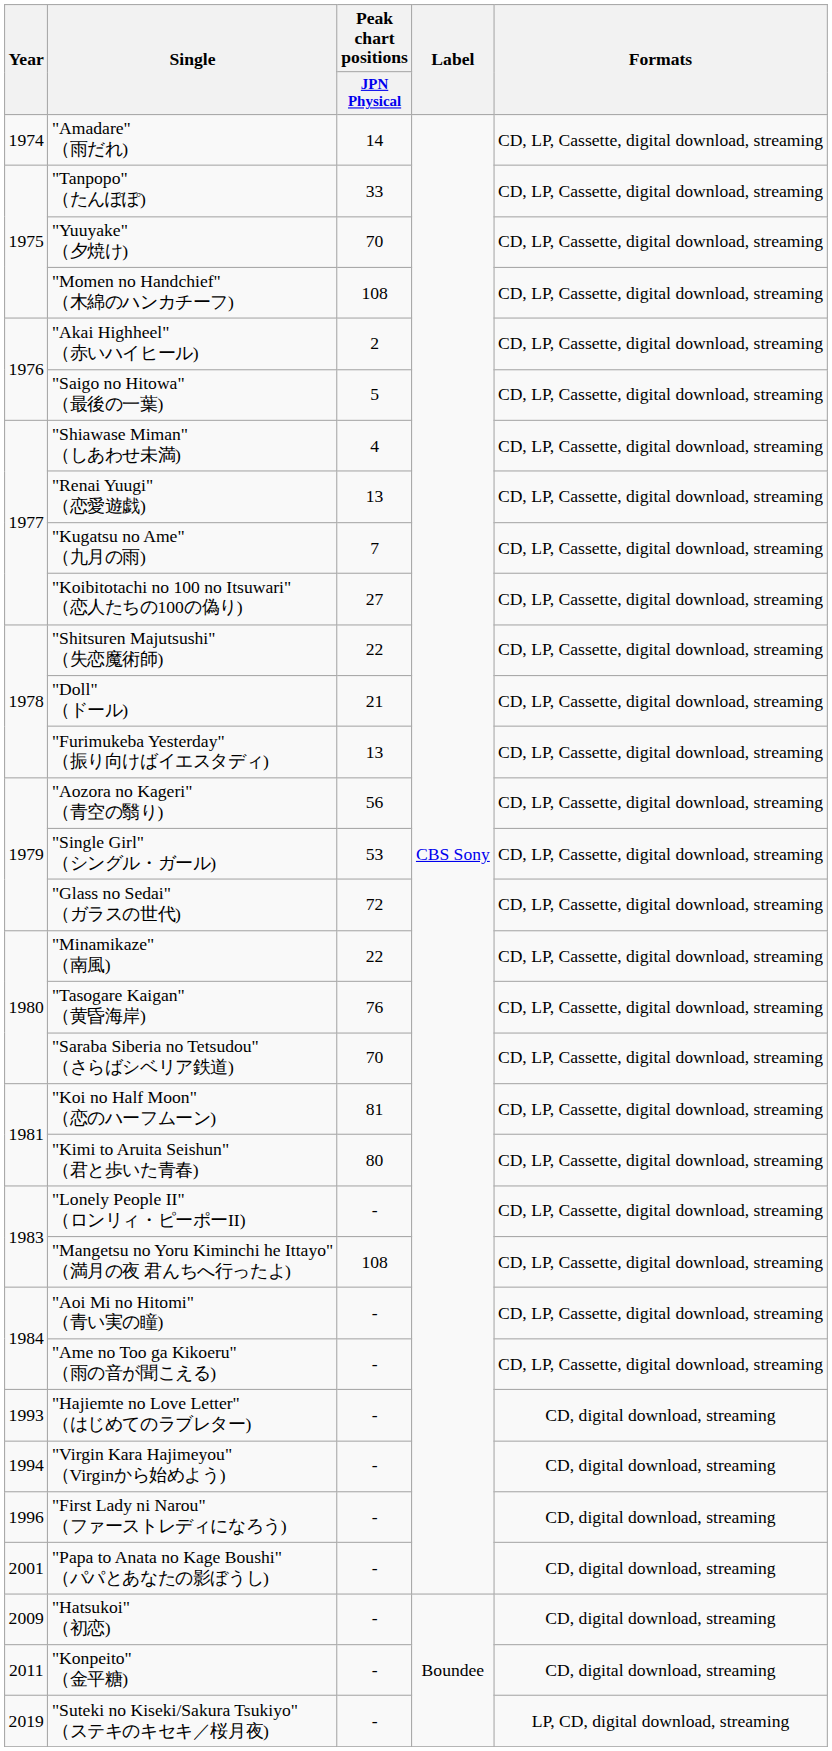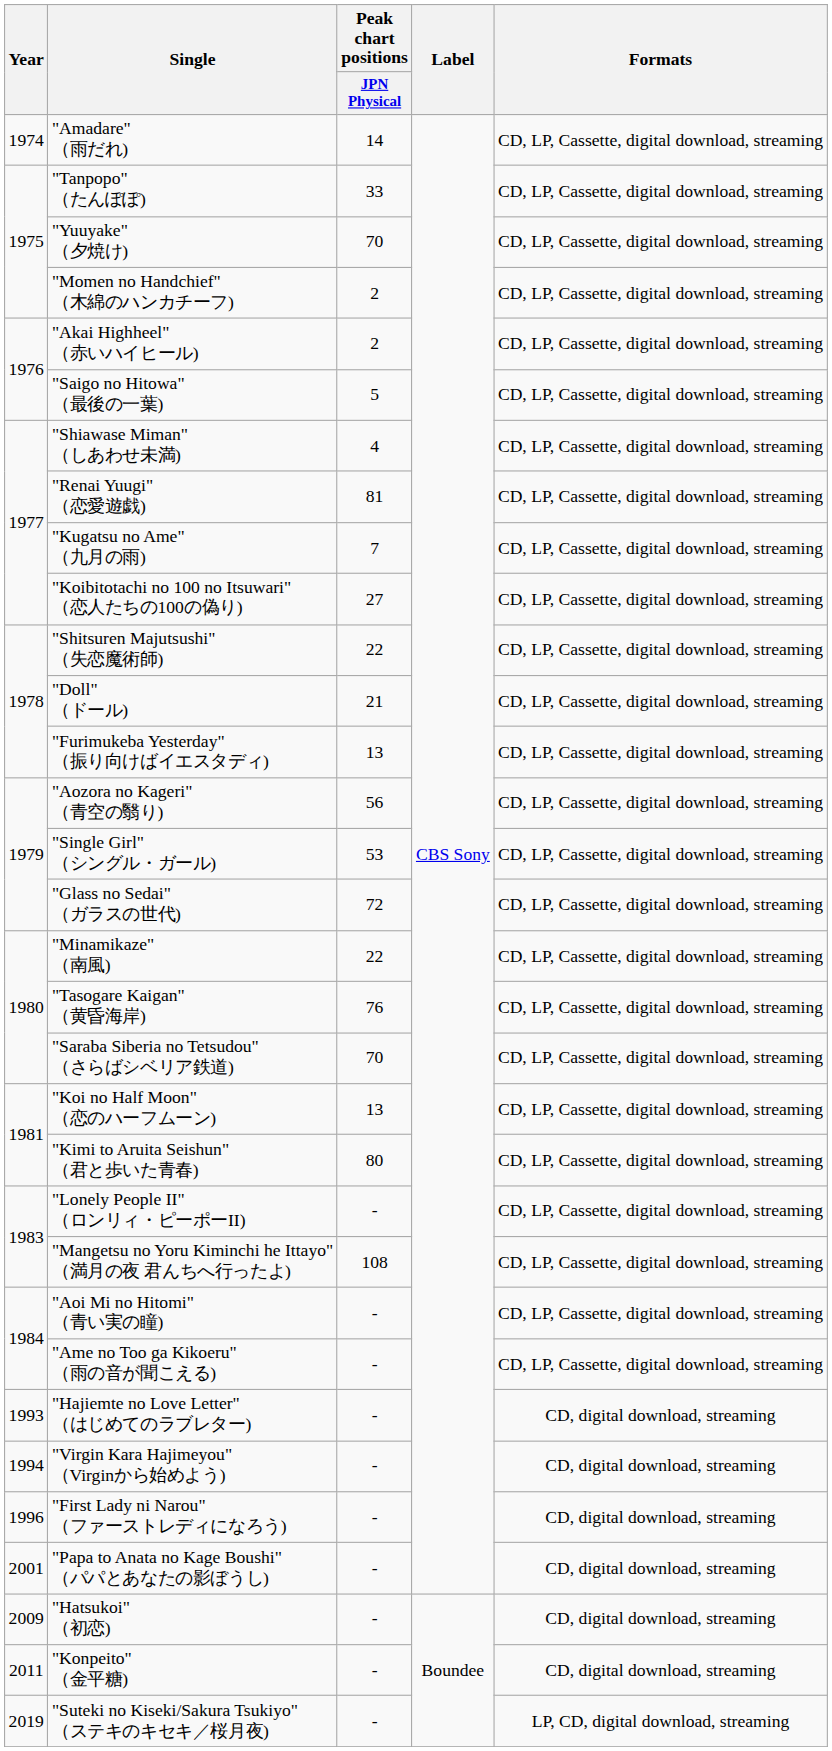(375, 292) 108 -> (375, 292) 2
(375, 496) 13 -> (375, 496) 81
(375, 1109) 81 -> (375, 1109) 13
